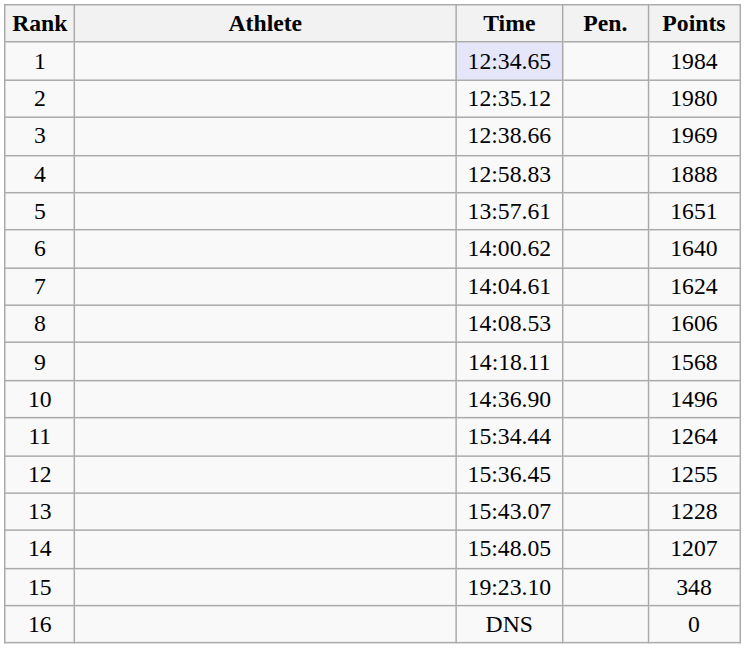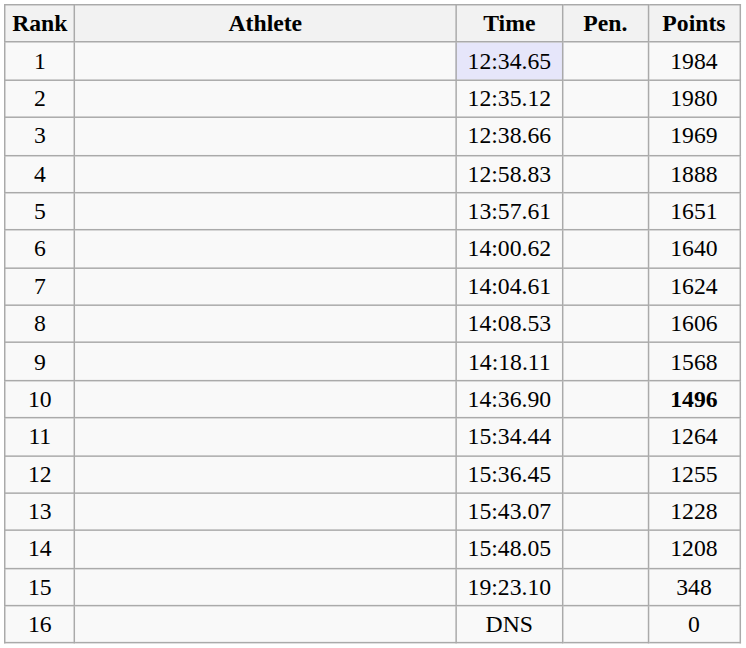(694, 398) normal -> (694, 398) bold
(694, 549) 1207 -> (694, 549) 1208
